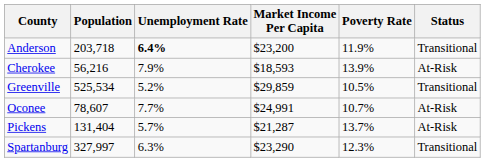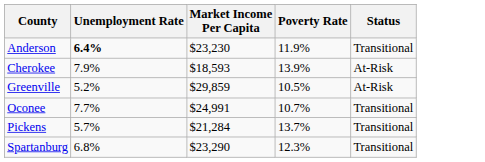- column: (103, 21)
(274, 48) $23,200 -> (210, 48) $23,230
(447, 87) Transitional -> (373, 87) At-Risk
(437, 107) At-Risk -> (383, 107) Transitional
(274, 127) $21,287 -> (210, 127) $21,284
(437, 127) At-Risk -> (383, 127) Transitional
(151, 147) 6.3% -> (87, 147) 6.8%
